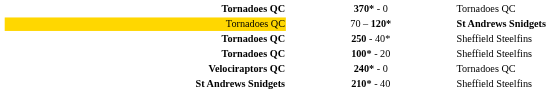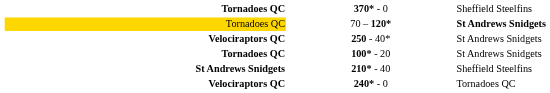(486, 9) Tornadoes QC -> (494, 9) Sheffield Steelfins
(253, 39) Tornadoes QC -> (247, 39) Velociraptors QC
(494, 39) Sheffield Steelfins -> (499, 39) St Andrews Snidgets
(494, 54) Sheffield Steelfins -> (499, 54) St Andrews Snidgets
rows swapped: (371, 69) <-> (371, 83)
